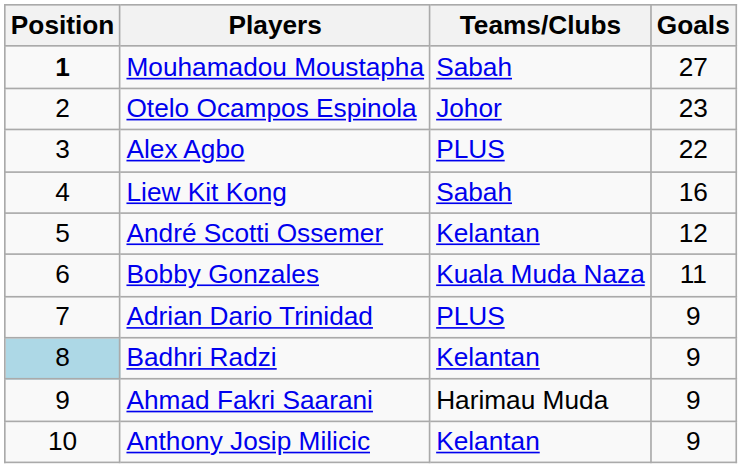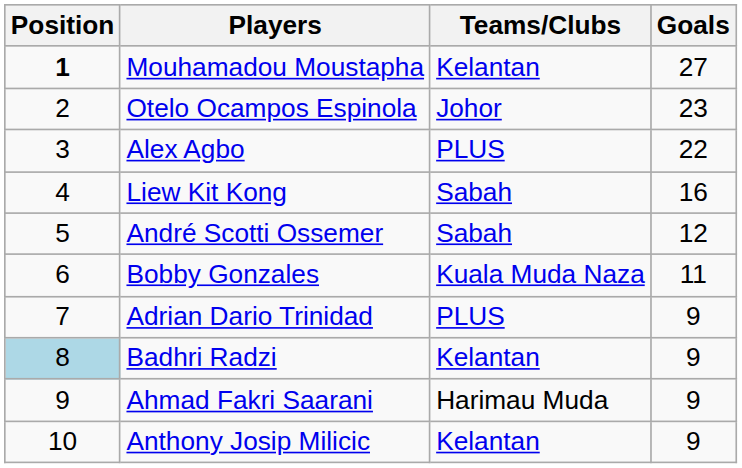(474, 66) Sabah -> (488, 66) Kelantan
(488, 233) Kelantan -> (474, 233) Sabah
